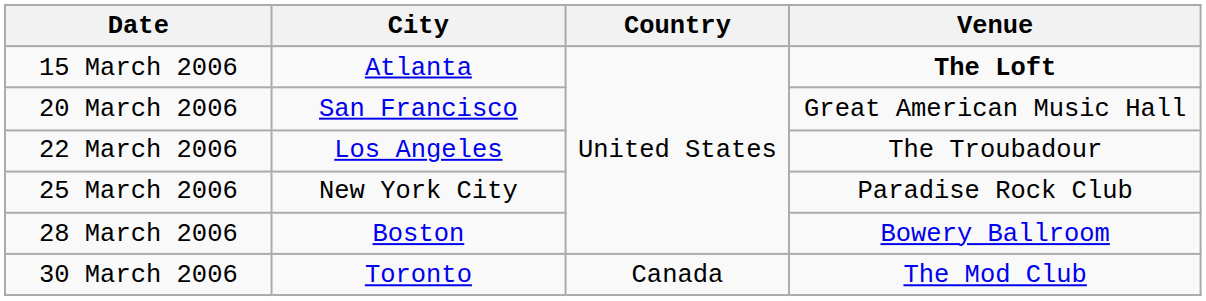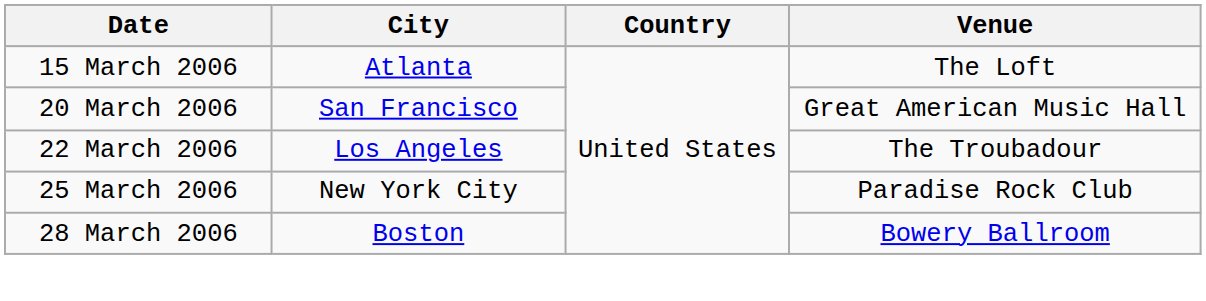(995, 67) bold -> (995, 67) normal
- row: (138, 275)
